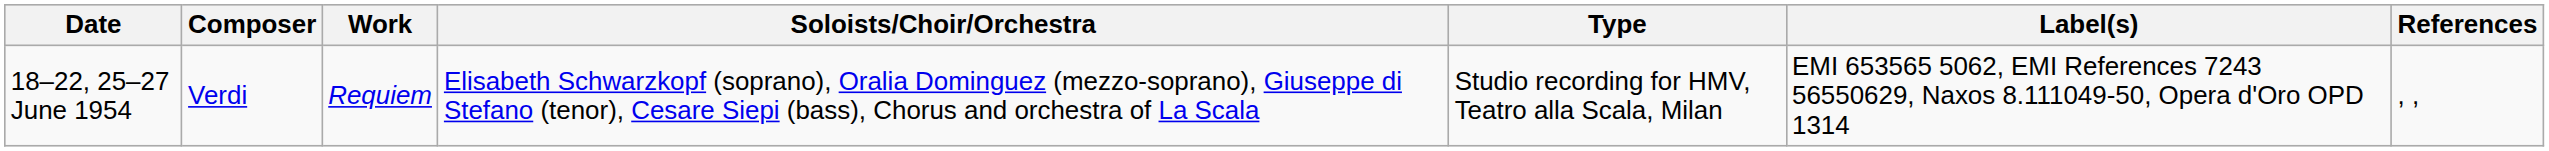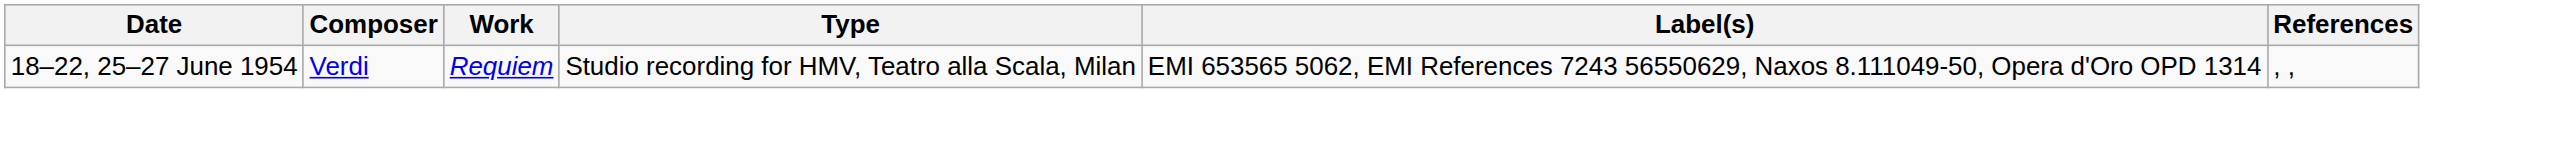- column: (943, 25)
